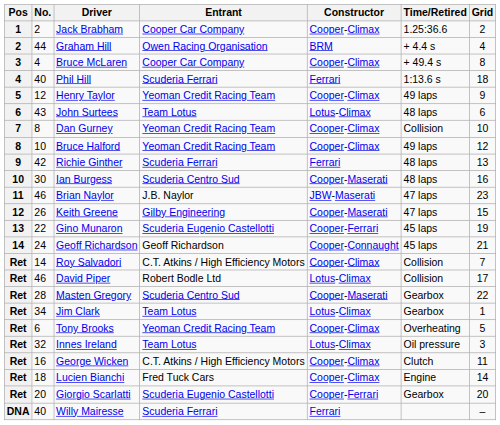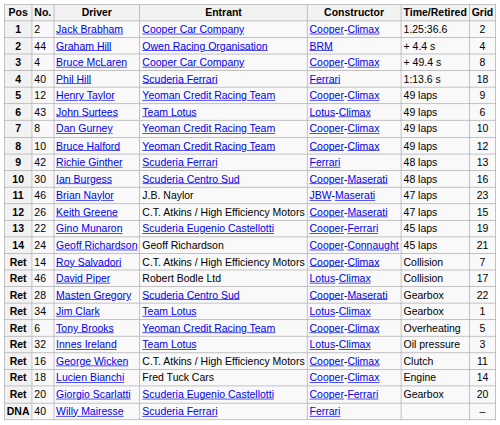(420, 112) 48 laps -> (420, 112) 49 laps
(423, 129) Collision -> (420, 129) 49 laps
(184, 212) Gilby Engineering -> (224, 212) C.T. Atkins / High Efficiency Motors
